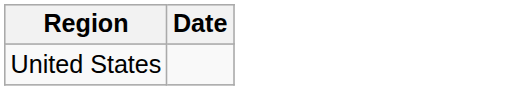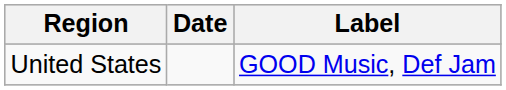+ column: (367, 24)
